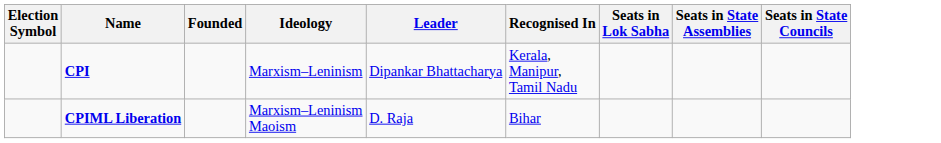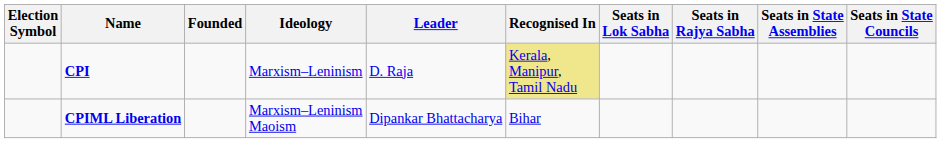+ column: (715, 24)
(436, 71) Dipankar Bhattacharya -> (391, 71) D. Raja
(543, 71) no background -> (543, 71) khaki background
(391, 118) D. Raja -> (436, 118) Dipankar Bhattacharya
